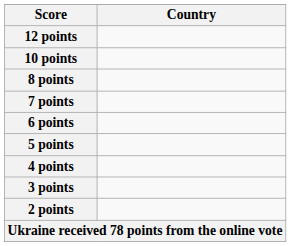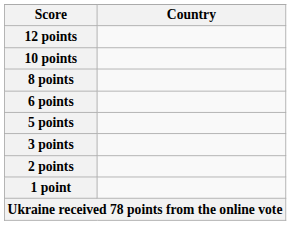- row: (51, 101)
- row: (51, 166)
+ row: (51, 187)
